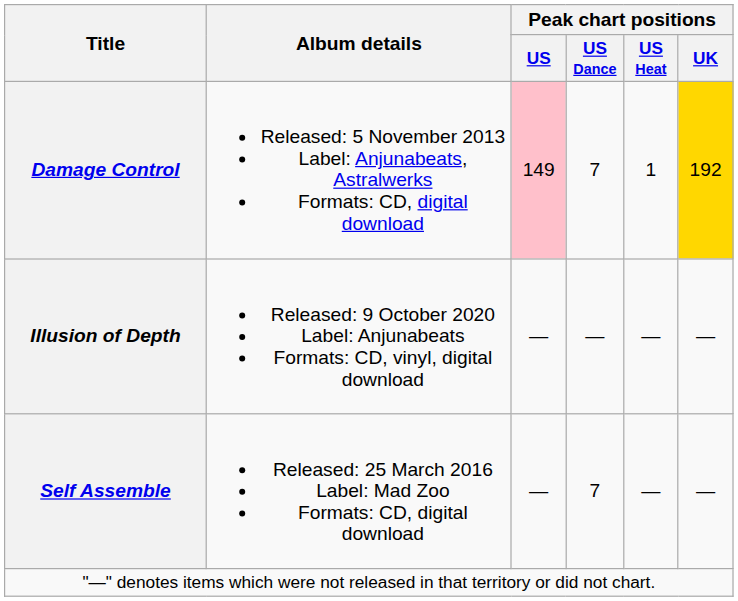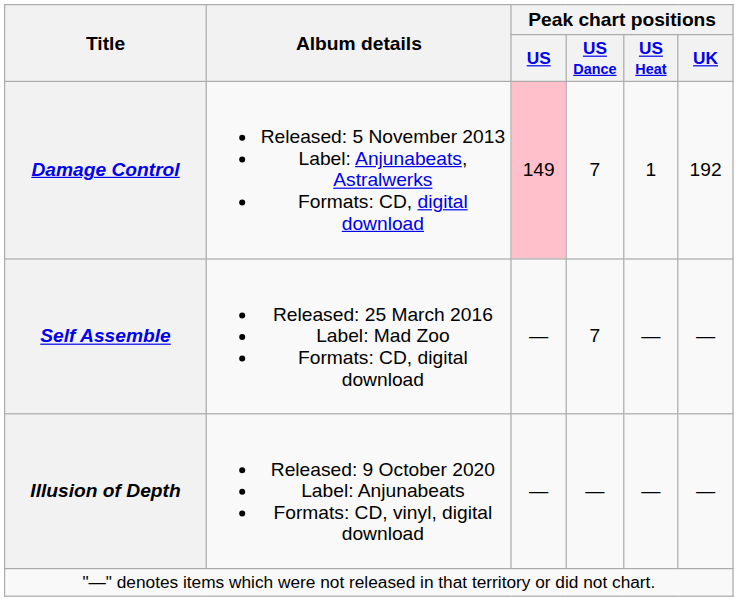(706, 169) gold background -> (706, 169) no background
rows swapped: (106, 491) <-> (106, 335)
